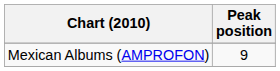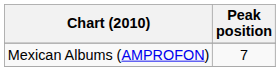(244, 54) 9 -> (244, 54) 7
